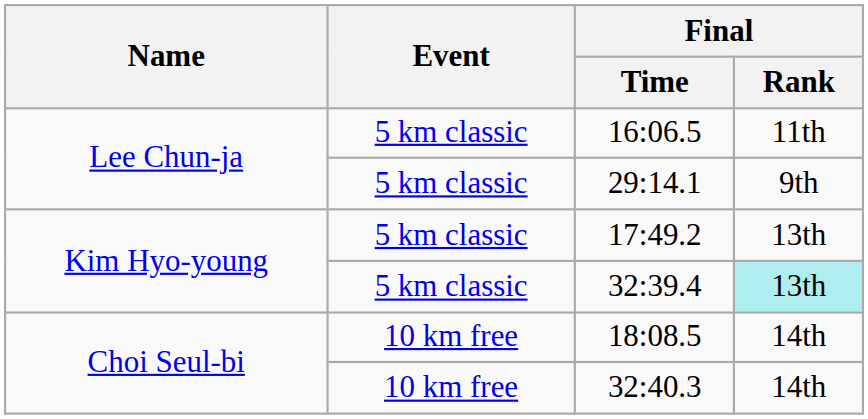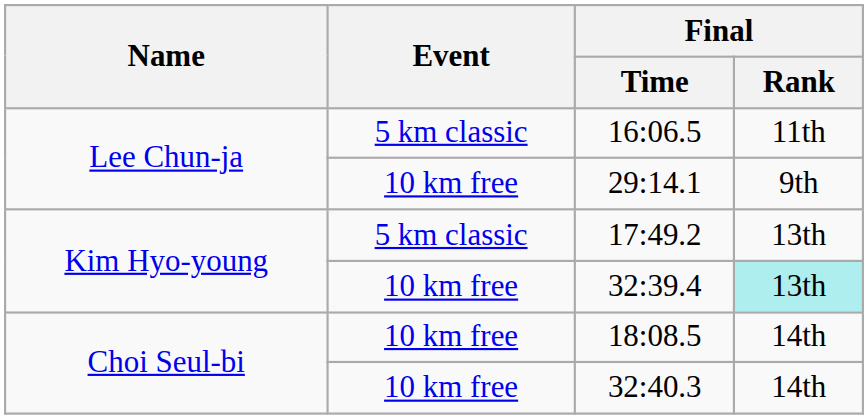(451, 183) 5 km classic -> (451, 183) 10 km free
(451, 285) 5 km classic -> (451, 285) 10 km free
